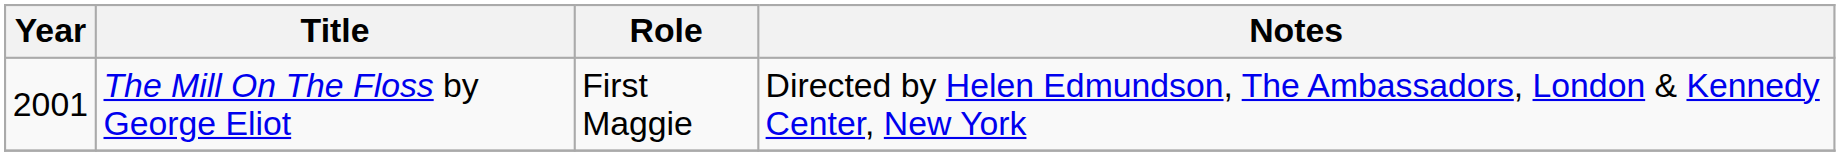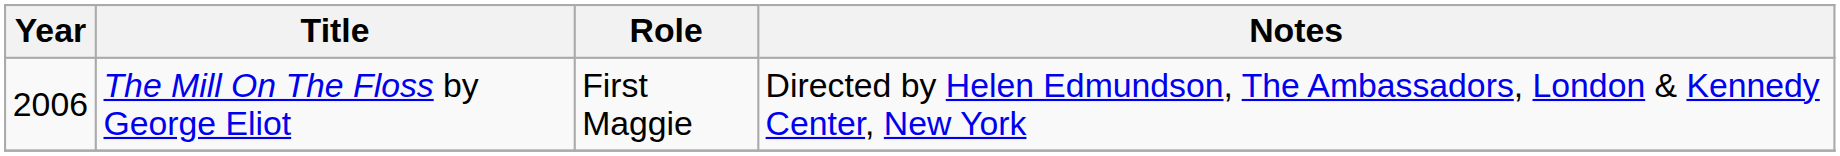(50, 103) 2001 -> (50, 103) 2006
